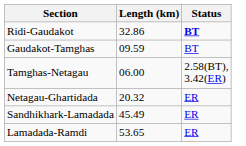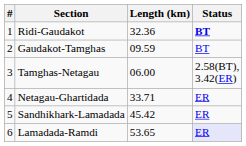+ column: (10, 13)
(132, 31) 32.86 -> (142, 31) 32.36
(132, 97) 20.32 -> (142, 97) 33.71
(132, 114) 45.49 -> (142, 114) 45.42
(191, 132) no background -> (202, 132) lavender background
